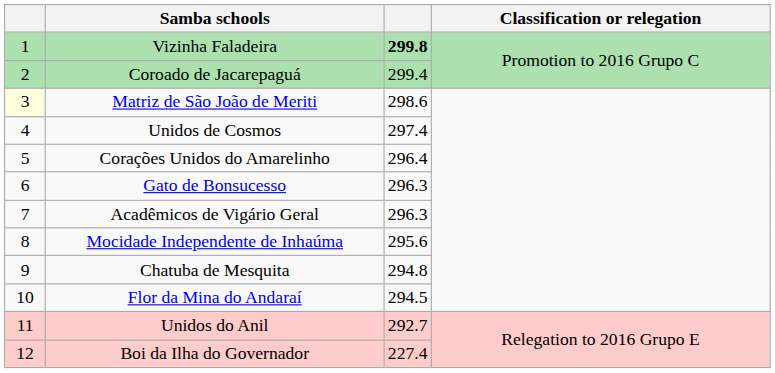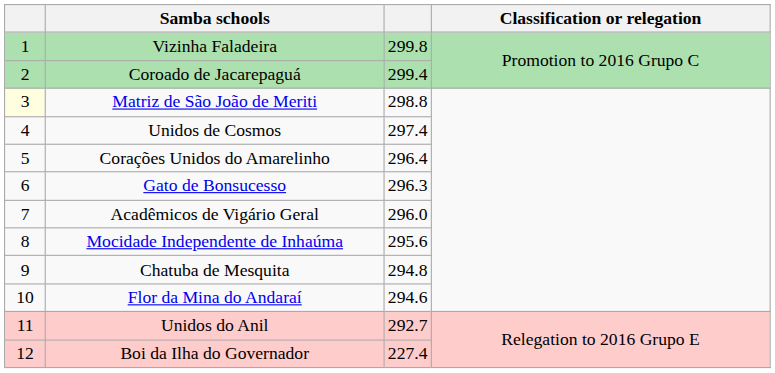(408, 46) bold -> (408, 46) normal
(408, 102) 298.6 -> (408, 102) 298.8
(408, 213) 296.3 -> (408, 213) 296.0
(408, 297) 294.5 -> (408, 297) 294.6
